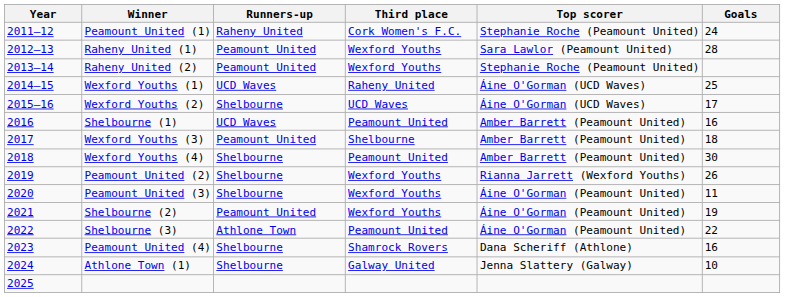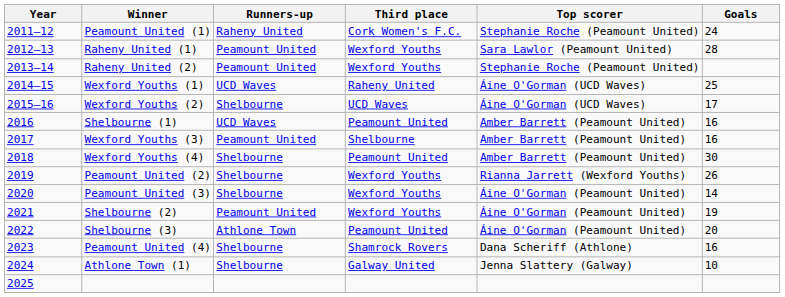(711, 139) 18 -> (711, 139) 16
(711, 194) 11 -> (711, 194) 14
(711, 230) 22 -> (711, 230) 20
